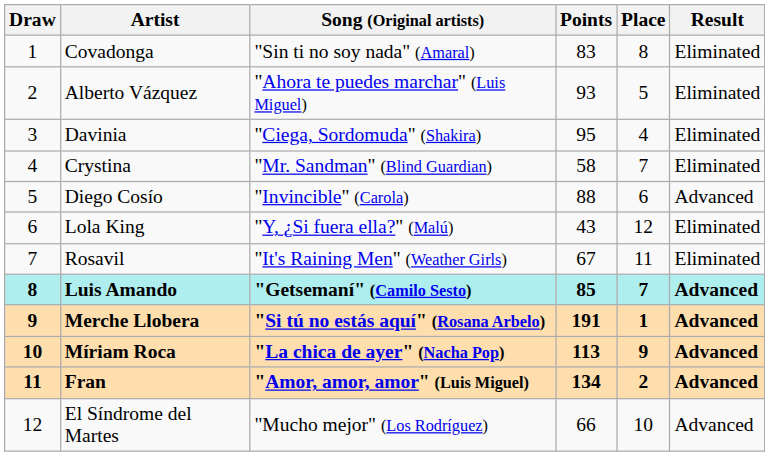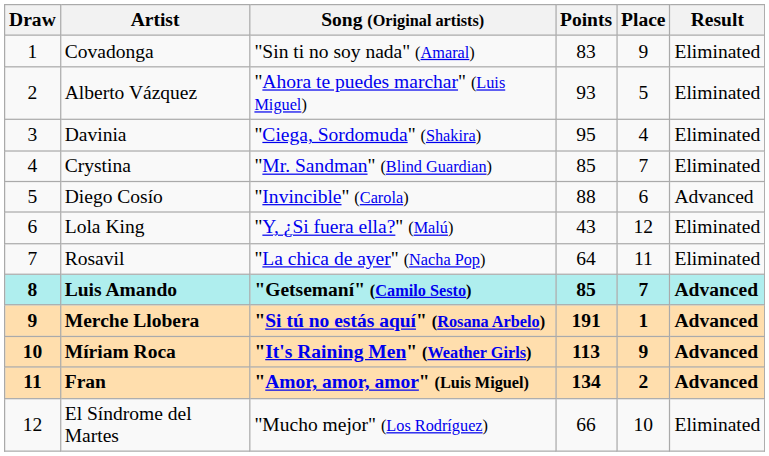(643, 50) 8 -> (643, 50) 9
(586, 165) 58 -> (586, 165) 85
(381, 258) "It's Raining Men" (Weather Girls) -> (370, 258) "La chica de ayer" (Nacha Pop)
(586, 258) 67 -> (586, 258) 64
(379, 351) "La chica de ayer" (Nacha Pop) -> (393, 351) "It's Raining Men" (Weather Girls)
(714, 424) Advanced -> (717, 424) Eliminated
